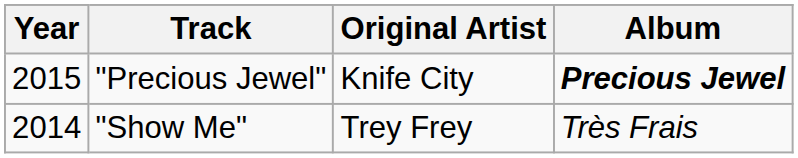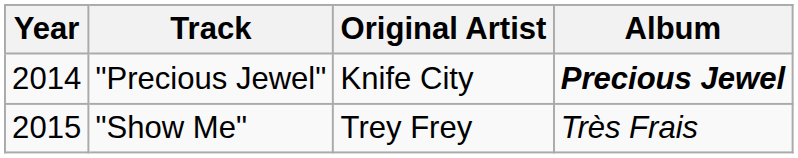(47, 78) 2015 -> (47, 78) 2014
(47, 127) 2014 -> (47, 127) 2015
